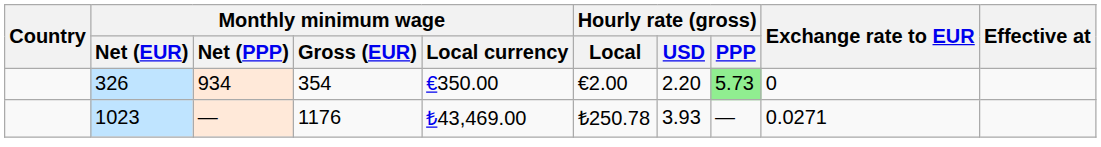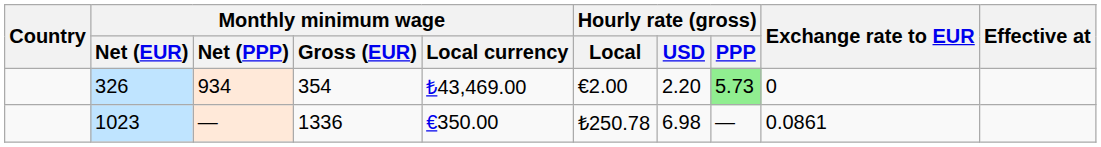(462, 83) €350.00 -> (476, 87) ₺43,469.00
(320, 118) 1176 -> (320, 123) 1336
(476, 119) ₺43,469.00 -> (462, 123) €350.00
(681, 118) 3.93 -> (681, 123) 6.98
(796, 118) 0.0271 -> (796, 123) 0.0861
